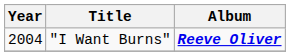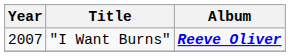(25, 40) 2004 -> (25, 40) 2007
